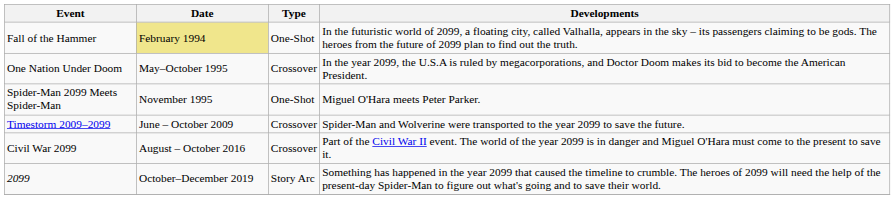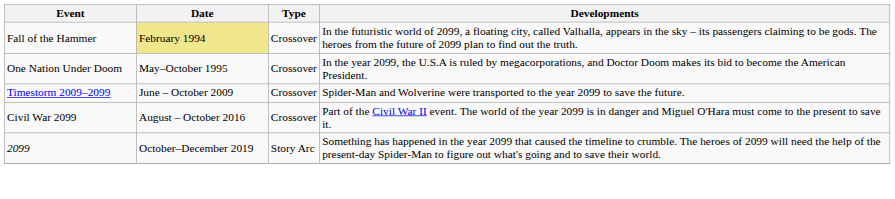(293, 37) One-Shot -> (294, 37) Crossover
- row: (62, 99)
